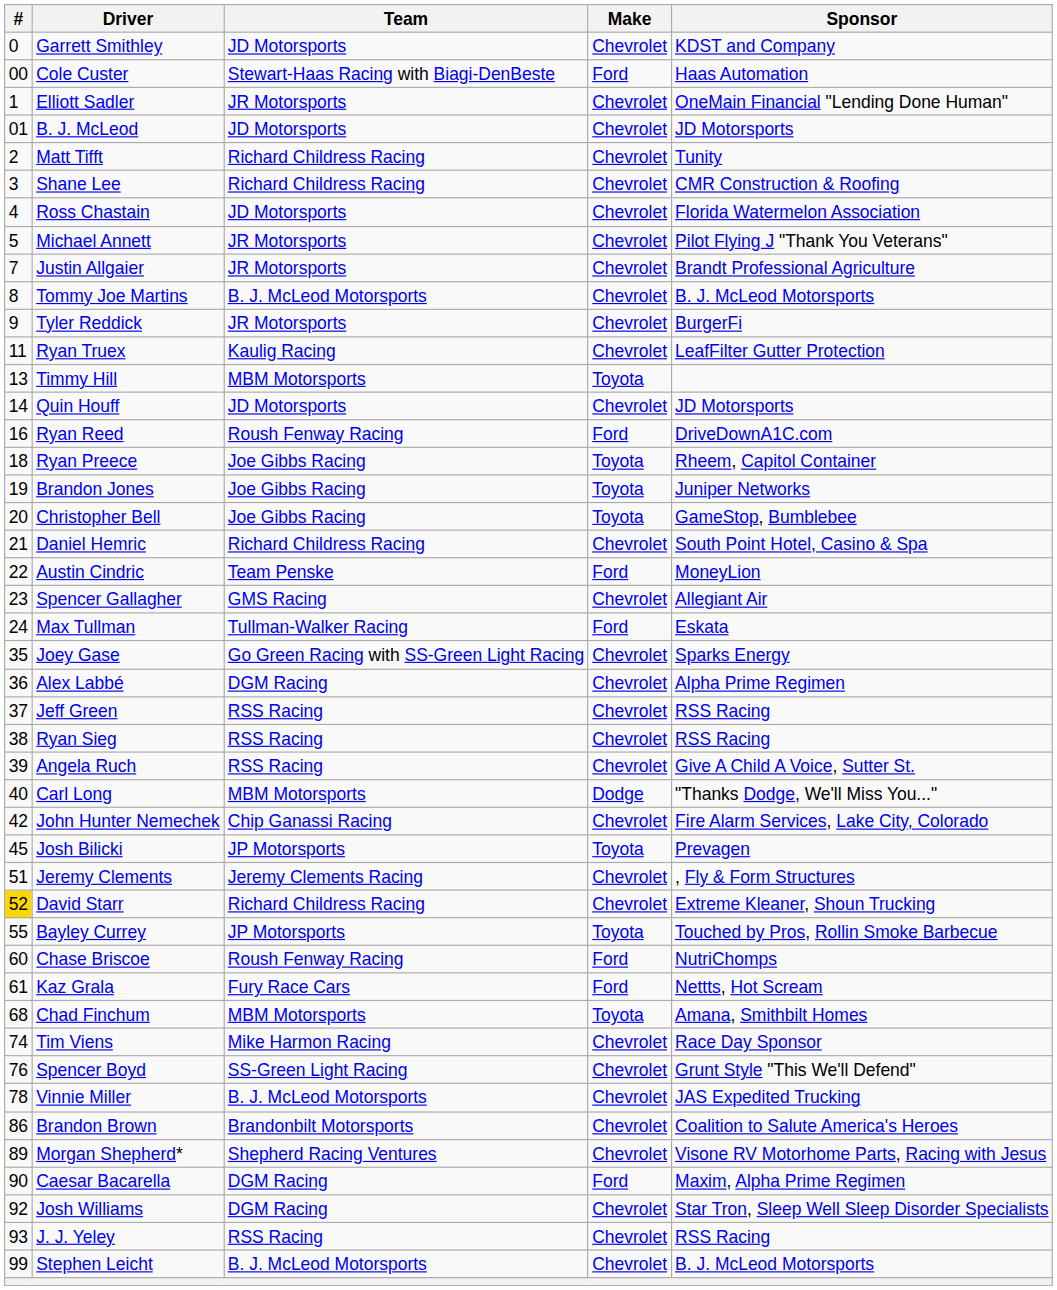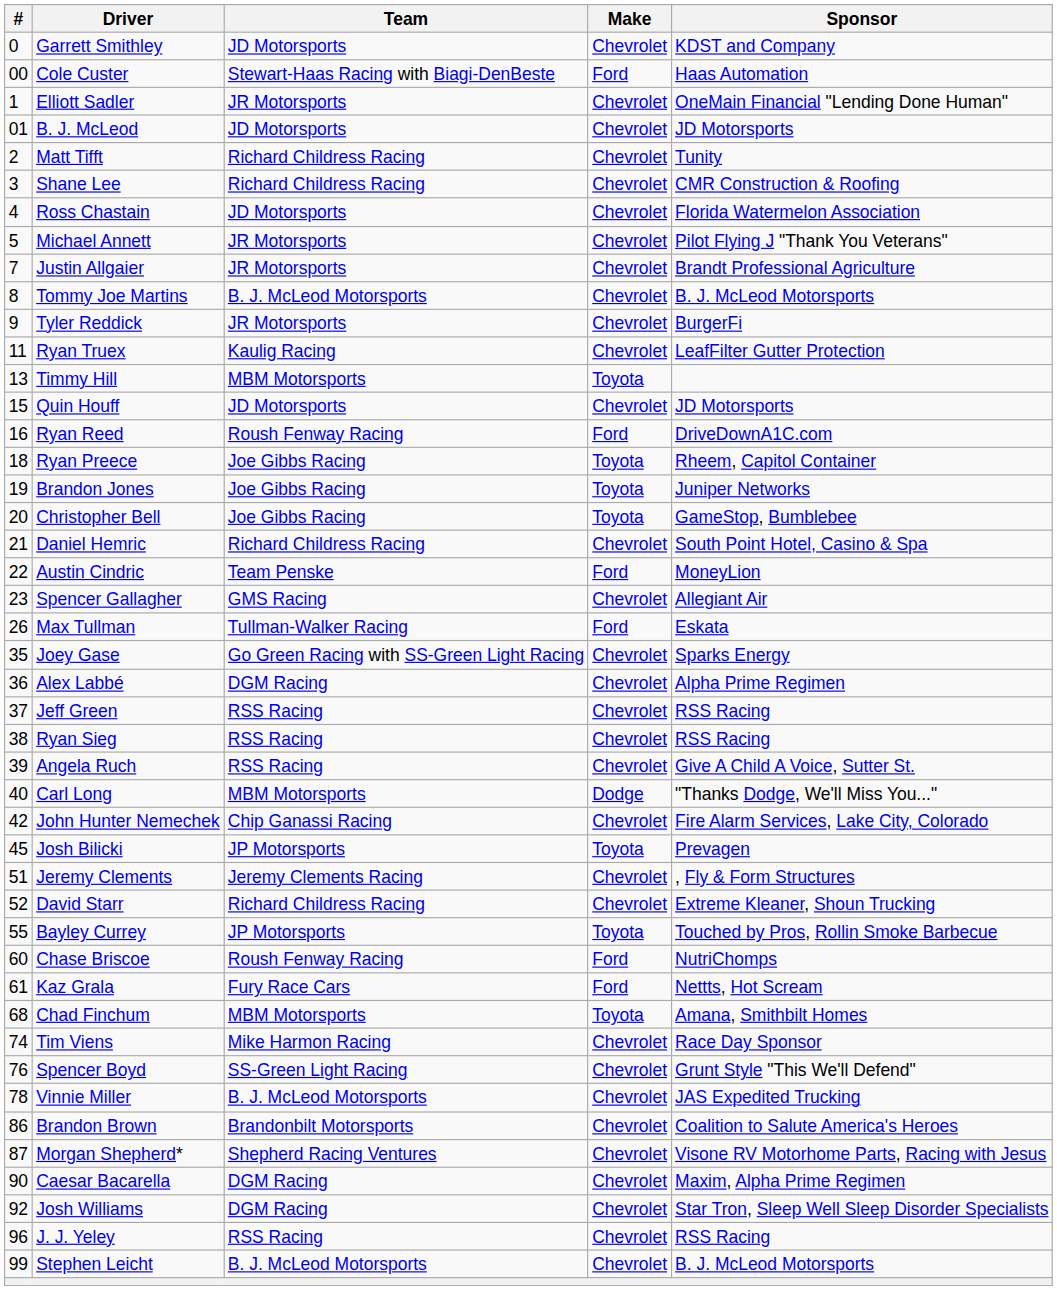(18, 406) 14 -> (18, 406) 15
(18, 627) 24 -> (18, 627) 26
(18, 904) gold background -> (18, 904) no background
(18, 1153) 89 -> (18, 1153) 87
(610, 1181) Ford -> (630, 1181) Chevrolet
(18, 1236) 93 -> (18, 1236) 96
